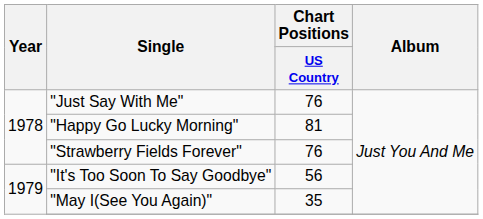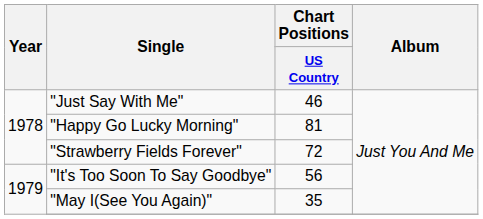(314, 101) 76 -> (314, 101) 46
(314, 151) 76 -> (314, 151) 72
